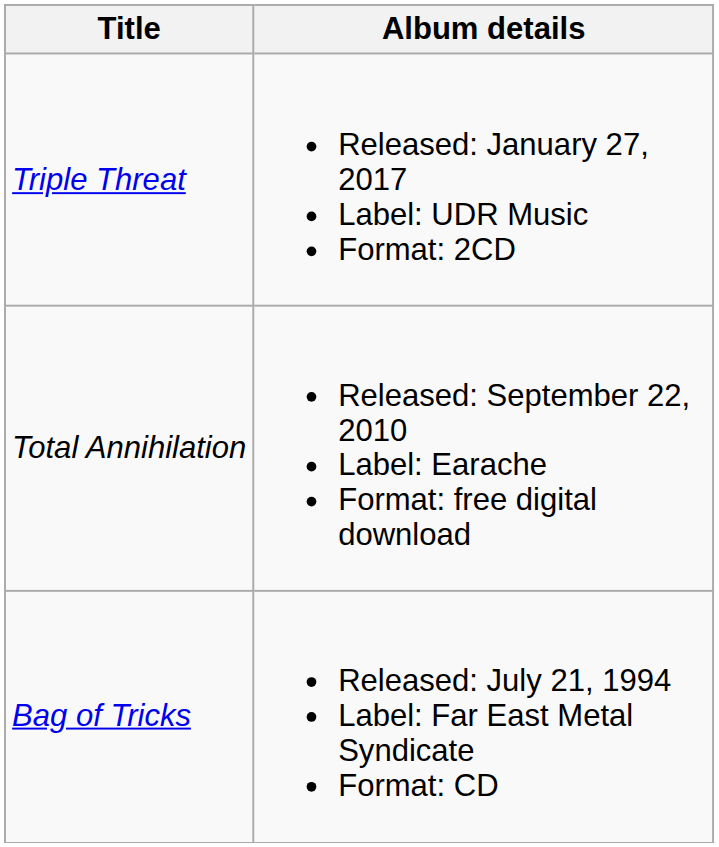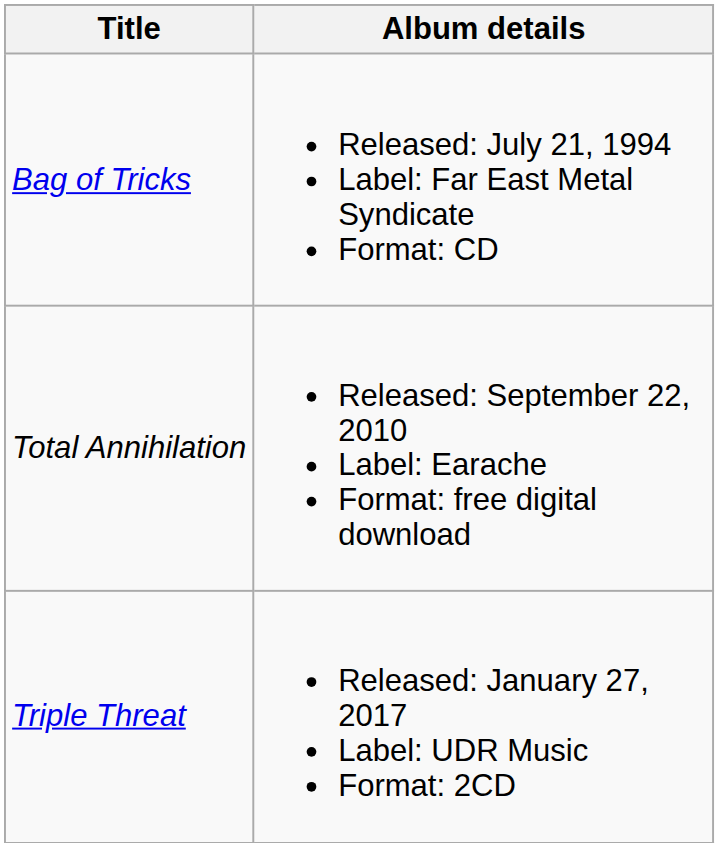rows swapped: (102, 716) <-> (99, 179)
